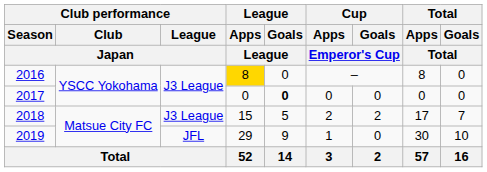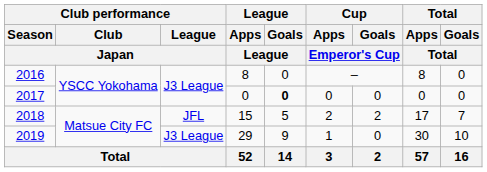(245, 75) gold background -> (245, 75) no background
(193, 116) J3 League -> (193, 116) JFL
(193, 136) JFL -> (193, 136) J3 League
